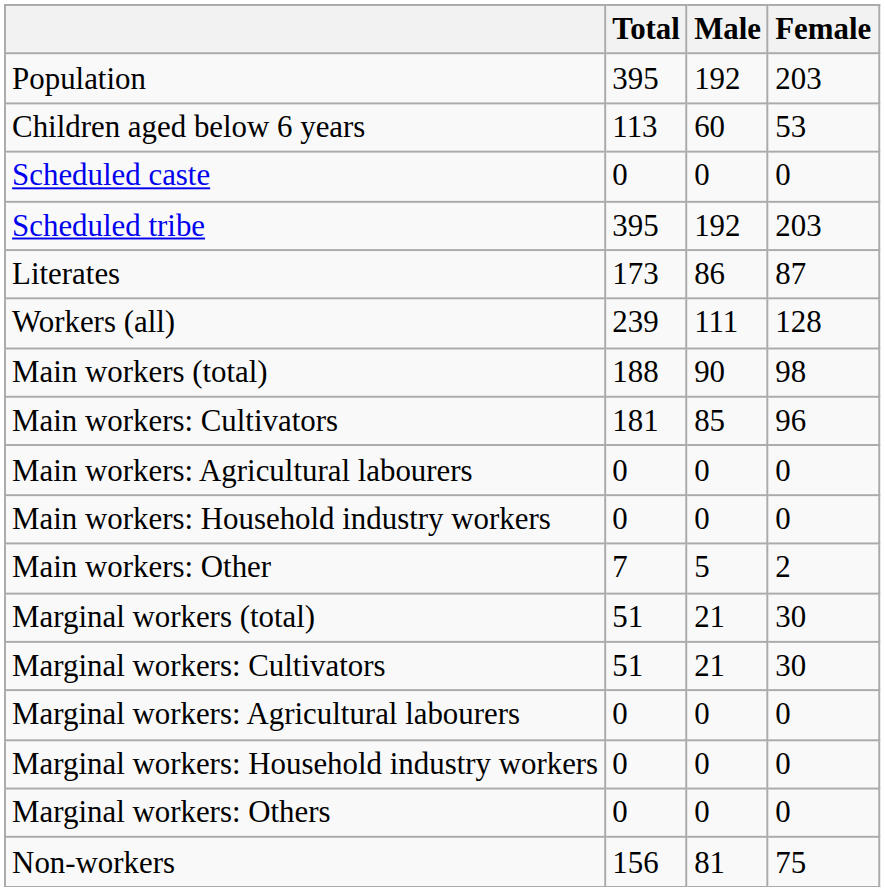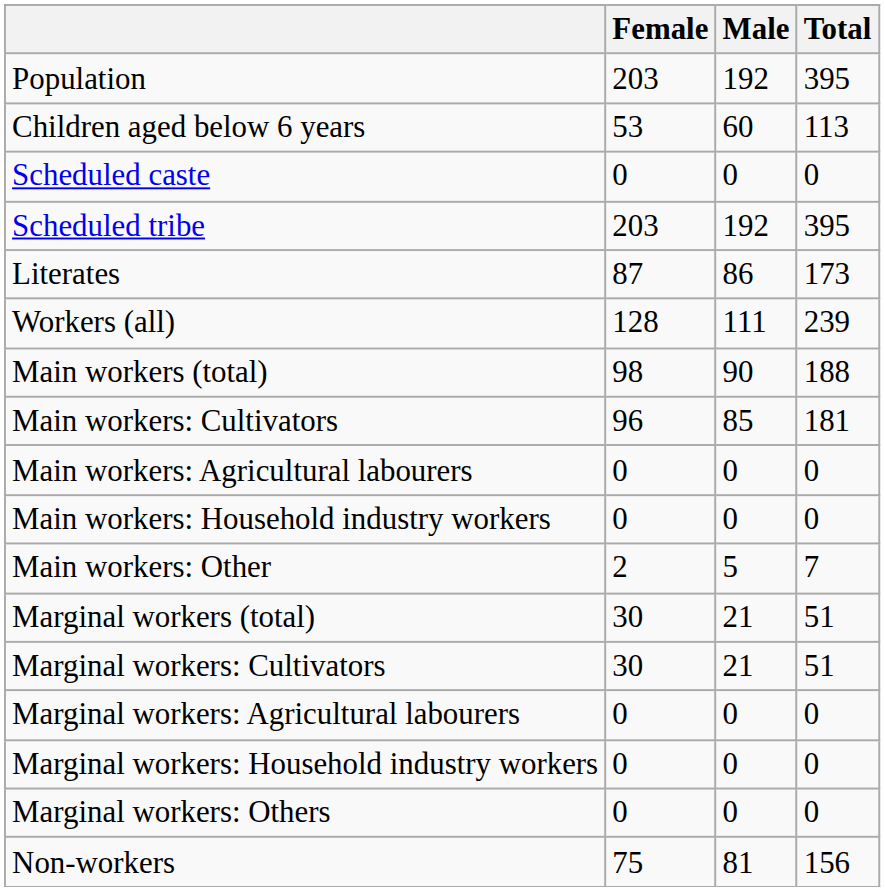columns swapped: (646, 28) <-> (823, 28)
